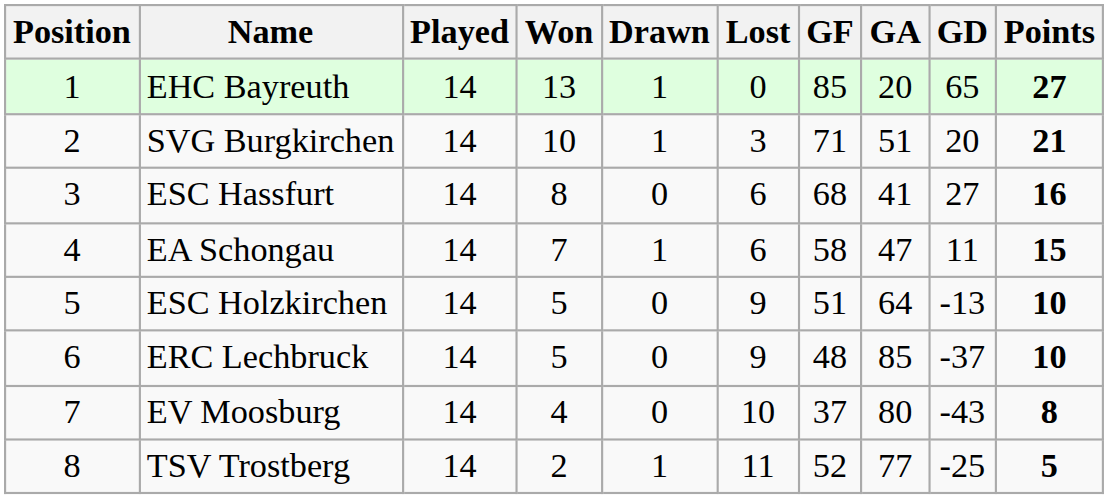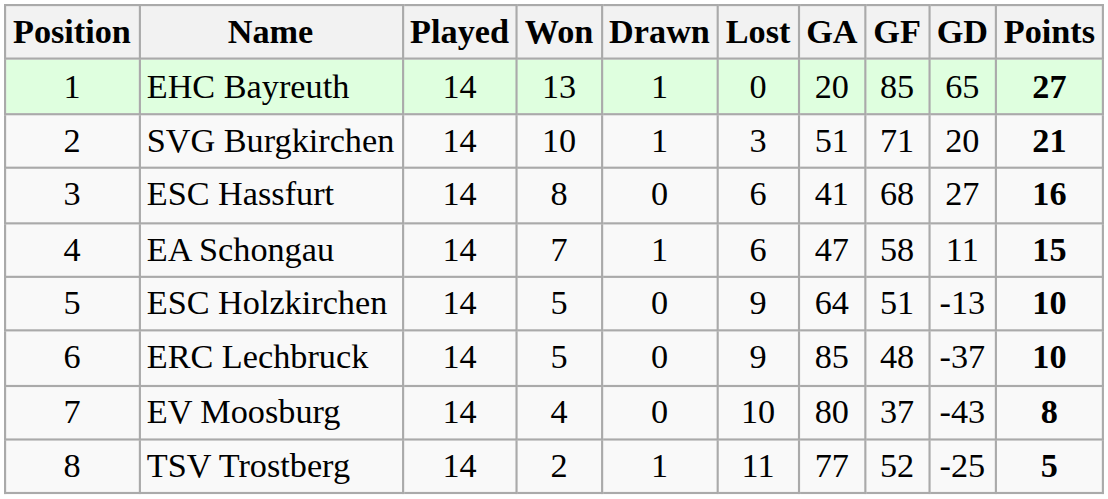columns swapped: (830, 31) <-> (895, 31)
